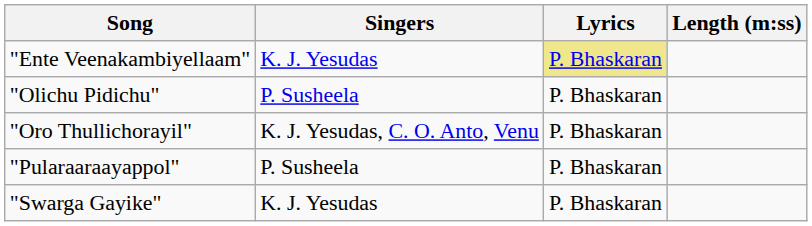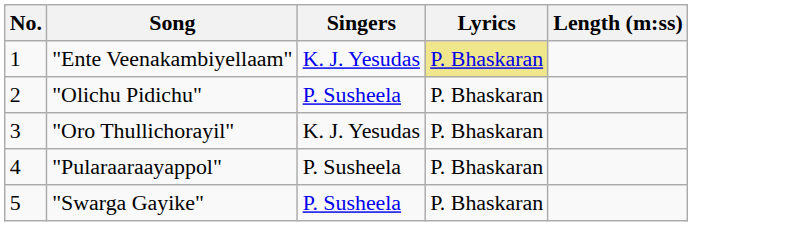+ column: (26, 22)
(400, 131) K. J. Yesudas, C. O. Anto, Venu -> (361, 131) K. J. Yesudas
(319, 203) K. J. Yesudas -> (352, 203) P. Susheela
